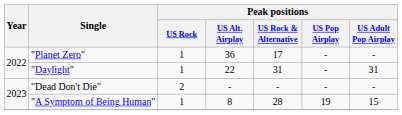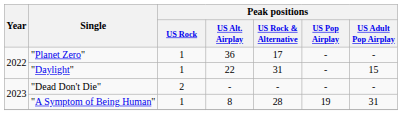(374, 70) 31 -> (374, 70) 15
(374, 102) 15 -> (374, 102) 31
